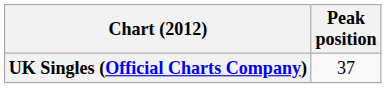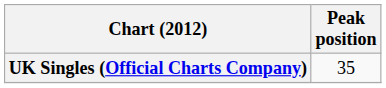(346, 67) 37 -> (346, 67) 35
